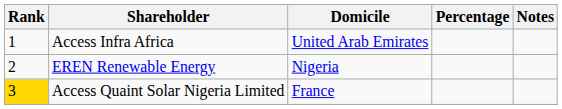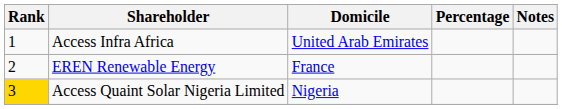(315, 66) Nigeria -> (313, 66) France
(313, 91) France -> (315, 91) Nigeria
